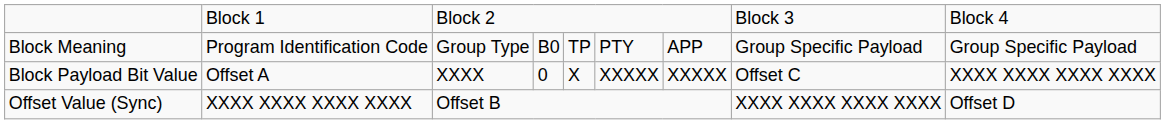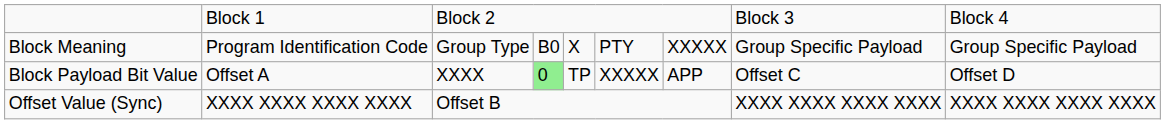(579, 47) TP -> (574, 47) X
(685, 47) APP -> (697, 47) XXXXX
(543, 75) no background -> (543, 75) lightgreen background
(574, 75) X -> (579, 75) TP
(697, 75) XXXXX -> (685, 75) APP
(1053, 75) XXXX XXXX XXXX XXXX -> (982, 75) Offset D
(982, 103) Offset D -> (1053, 103) XXXX XXXX XXXX XXXX
